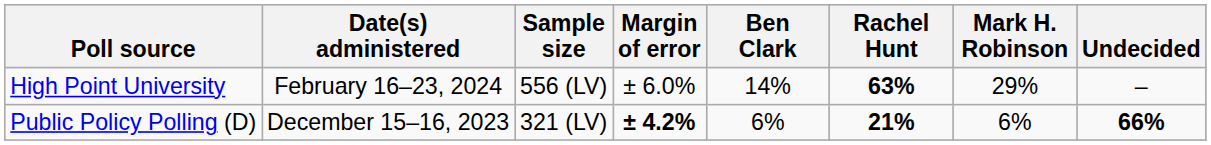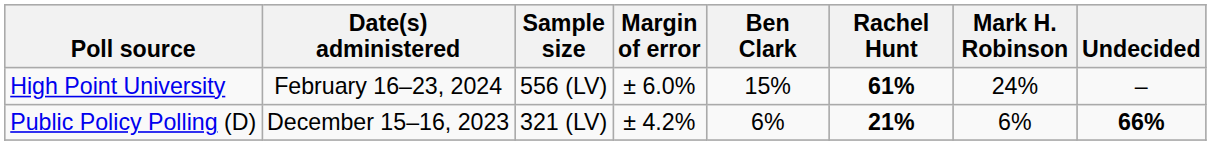(768, 86) 14% -> (768, 86) 15%
(891, 86) 63% -> (891, 86) 61%
(1015, 86) 29% -> (1015, 86) 24%
(659, 123) bold -> (659, 123) normal
